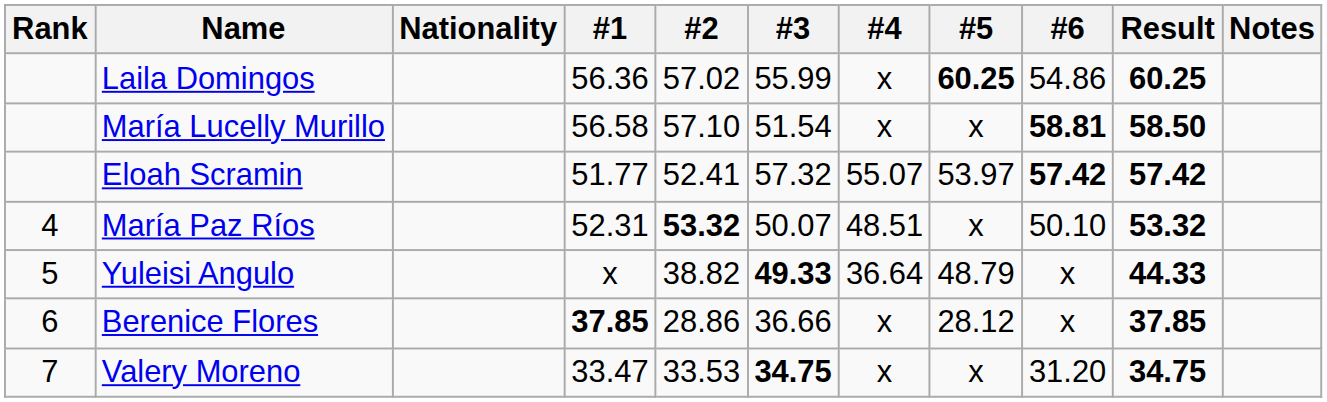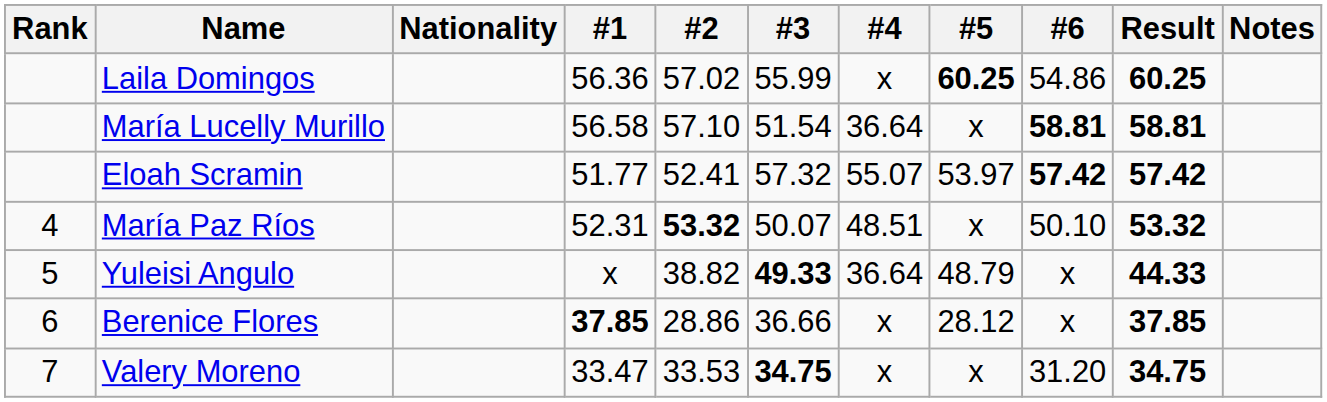(885, 126) x -> (885, 126) 36.64
(1168, 126) 58.50 -> (1168, 126) 58.81
